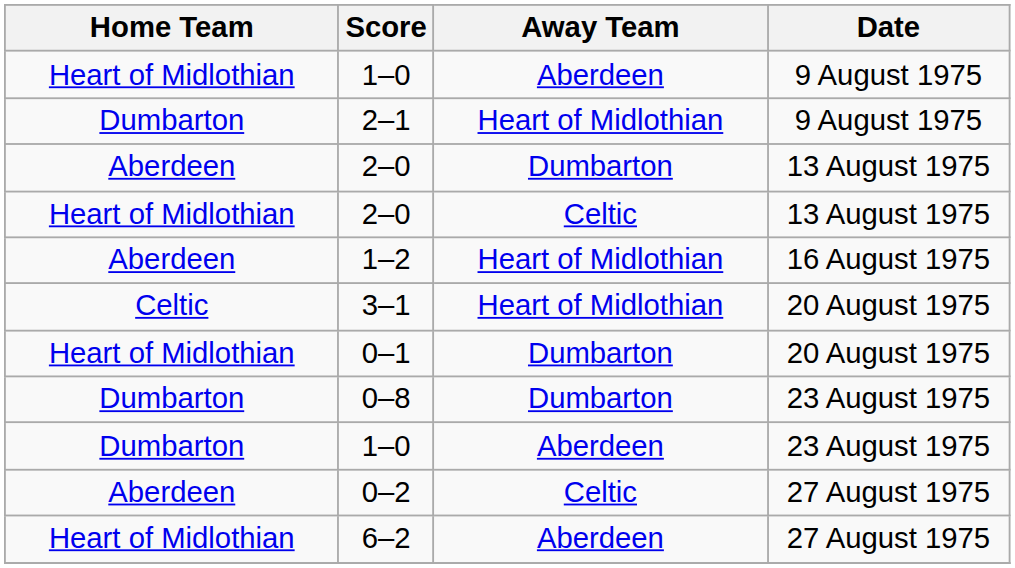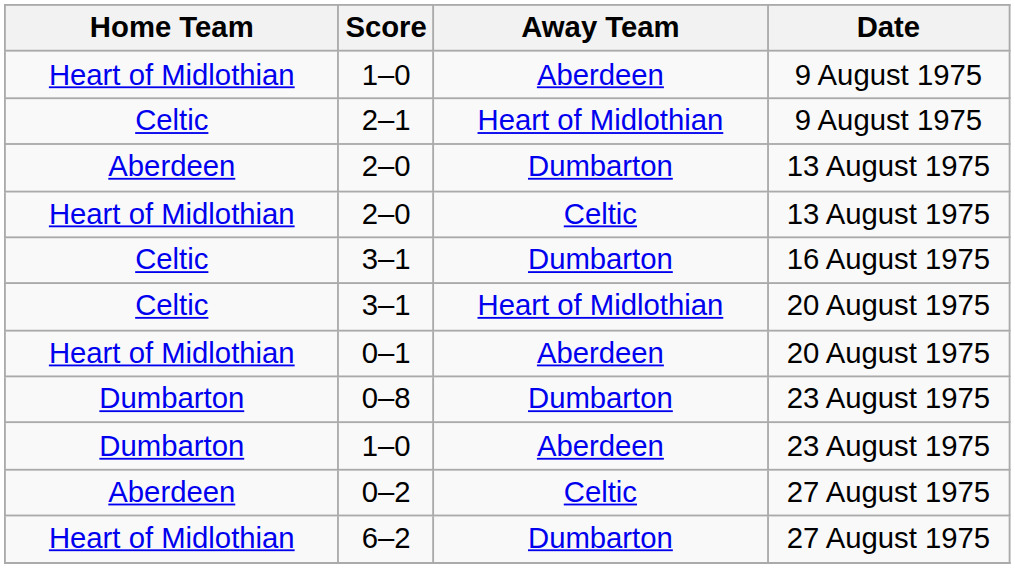(172, 120) Dumbarton -> (172, 120) Celtic
- row: (386, 259)
+ row: (386, 259)
(600, 352) Dumbarton -> (600, 352) Aberdeen
(600, 538) Aberdeen -> (600, 538) Dumbarton
